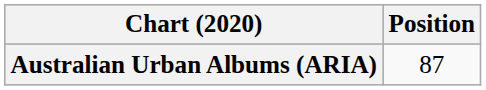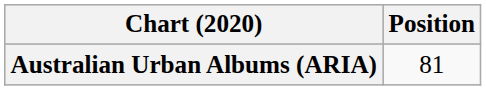(432, 64) 87 -> (432, 64) 81
